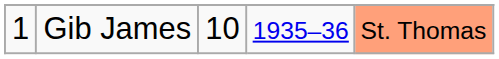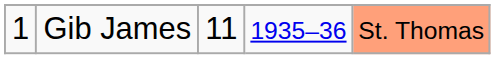(222, 28) 10 -> (221, 28) 11
